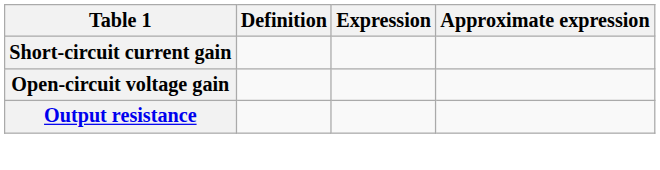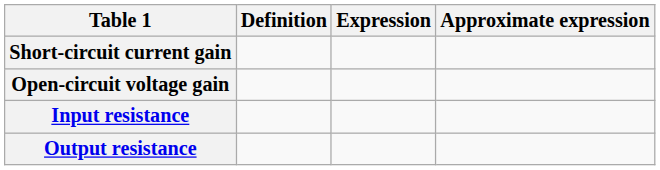+ row: (120, 116)
